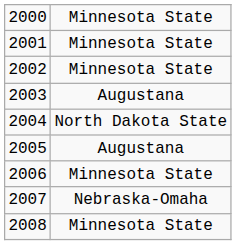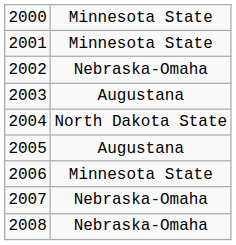(141, 70) Minnesota State -> (141, 70) Nebraska-Omaha
(141, 226) Minnesota State -> (141, 226) Nebraska-Omaha
